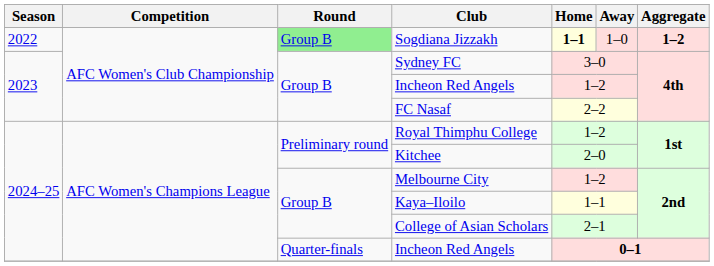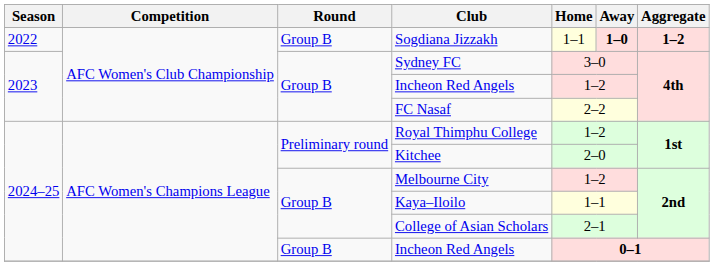(306, 39) lightgreen background -> (306, 39) no background
(574, 39) bold -> (574, 39) normal
(617, 39) normal -> (617, 39) bold
(322, 249) Quarter-finals -> (306, 249) Group B
